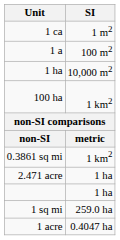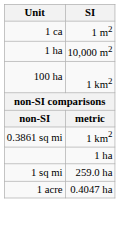- row: (56, 51)
- row: (40, 175)
